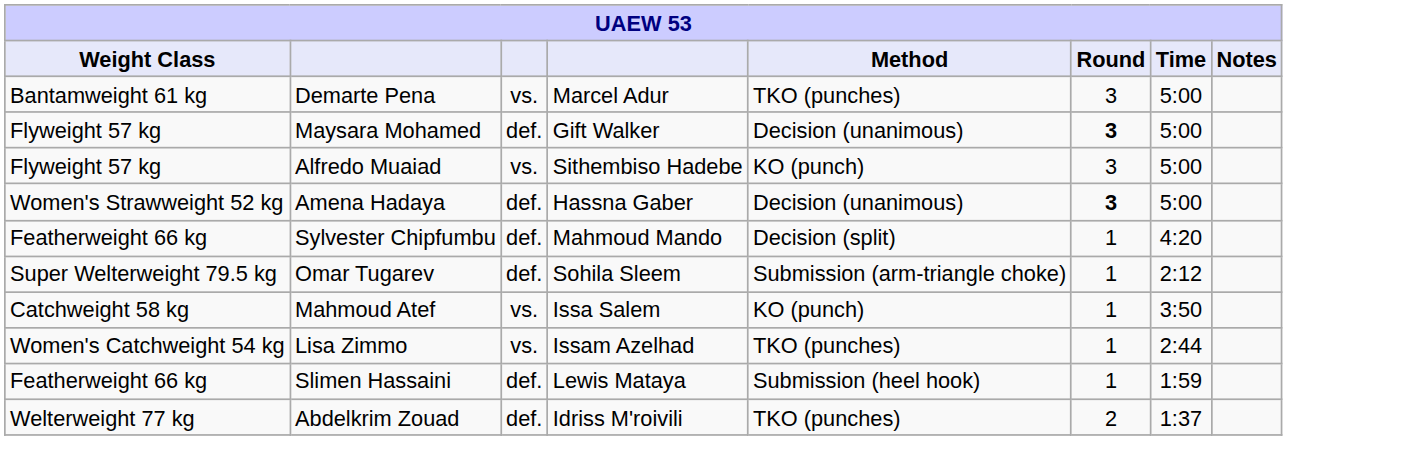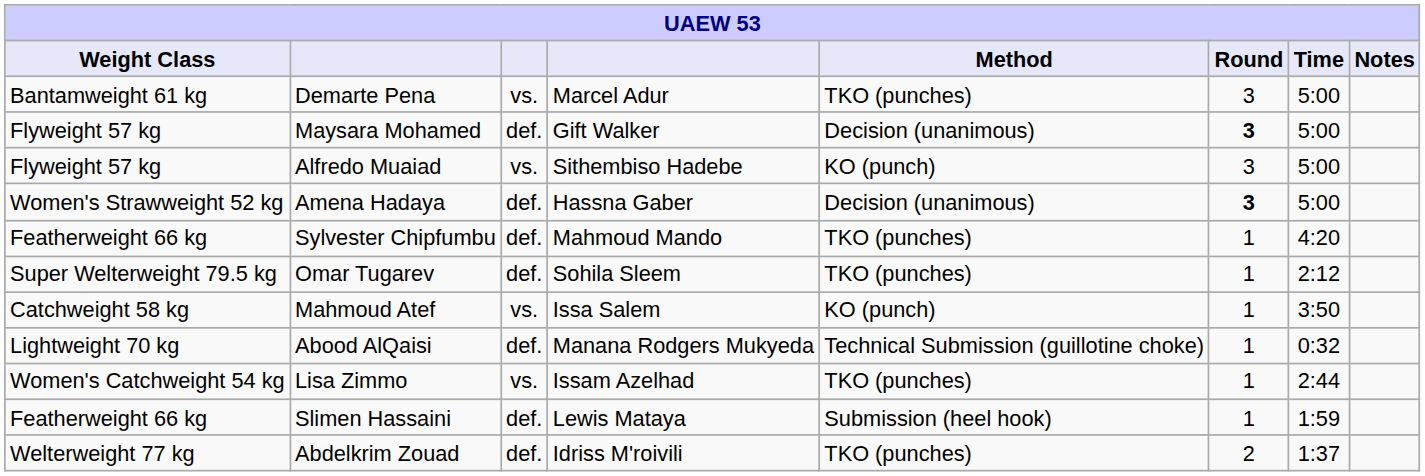(824, 238) Decision (split) -> (898, 238) TKO (punches)
(910, 274) Submission (arm-triangle choke) -> (898, 274) TKO (punches)
+ row: (363, 345)
